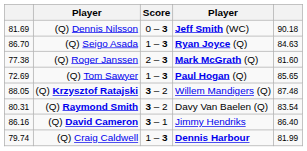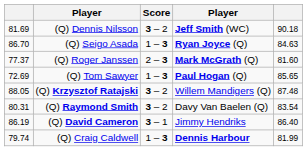(157, 28) 0 – 3 -> (157, 28) 3 – 2
(19, 60) 77.38 -> (19, 60) 77.37
(19, 123) 86.16 -> (19, 123) 86.19
